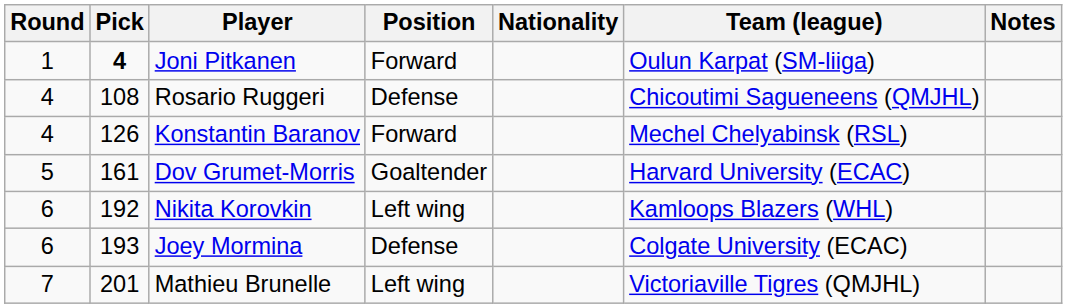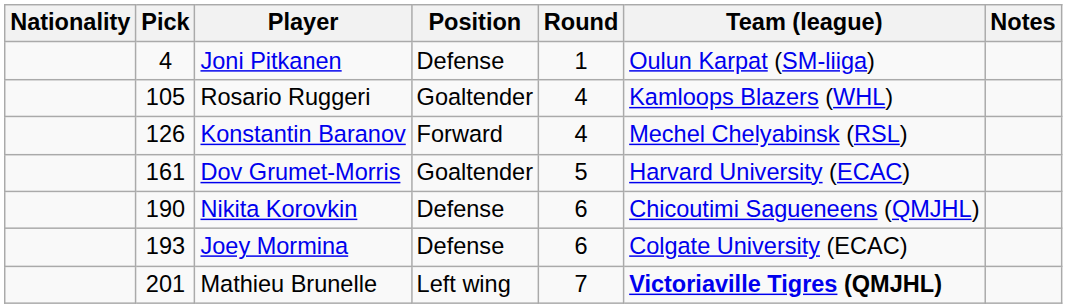columns swapped: (47, 23) <-> (558, 23)
(120, 60) bold -> (165, 60) normal
(414, 60) Forward -> (460, 60) Defense
(120, 97) 108 -> (165, 97) 105
(415, 97) Defense -> (475, 97) Goaltender
(804, 97) Chicoutimi Sagueneens (QMJHL) -> (761, 97) Kamloops Blazers (WHL)
(120, 209) 192 -> (165, 209) 190
(418, 209) Left wing -> (460, 209) Defense
(761, 209) Kamloops Blazers (WHL) -> (804, 209) Chicoutimi Sagueneens (QMJHL)
(775, 284) normal -> (786, 284) bold
